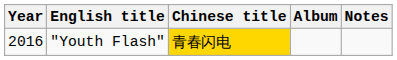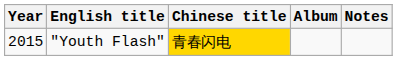(26, 42) 2016 -> (26, 42) 2015
